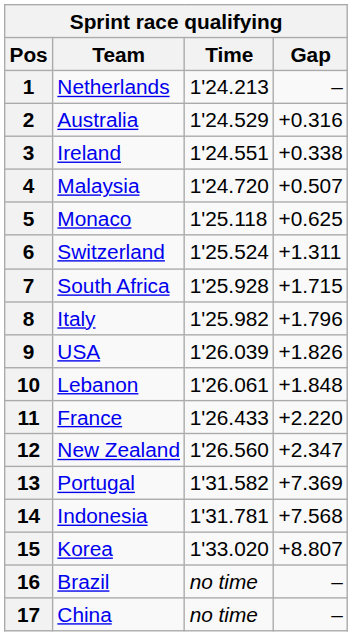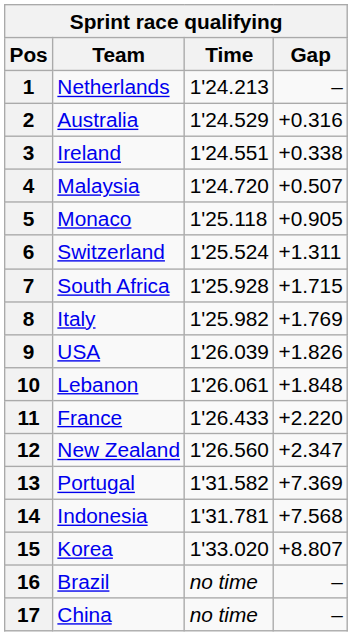(311, 219) +0.625 -> (311, 219) +0.905
(311, 318) +1.796 -> (311, 318) +1.769
